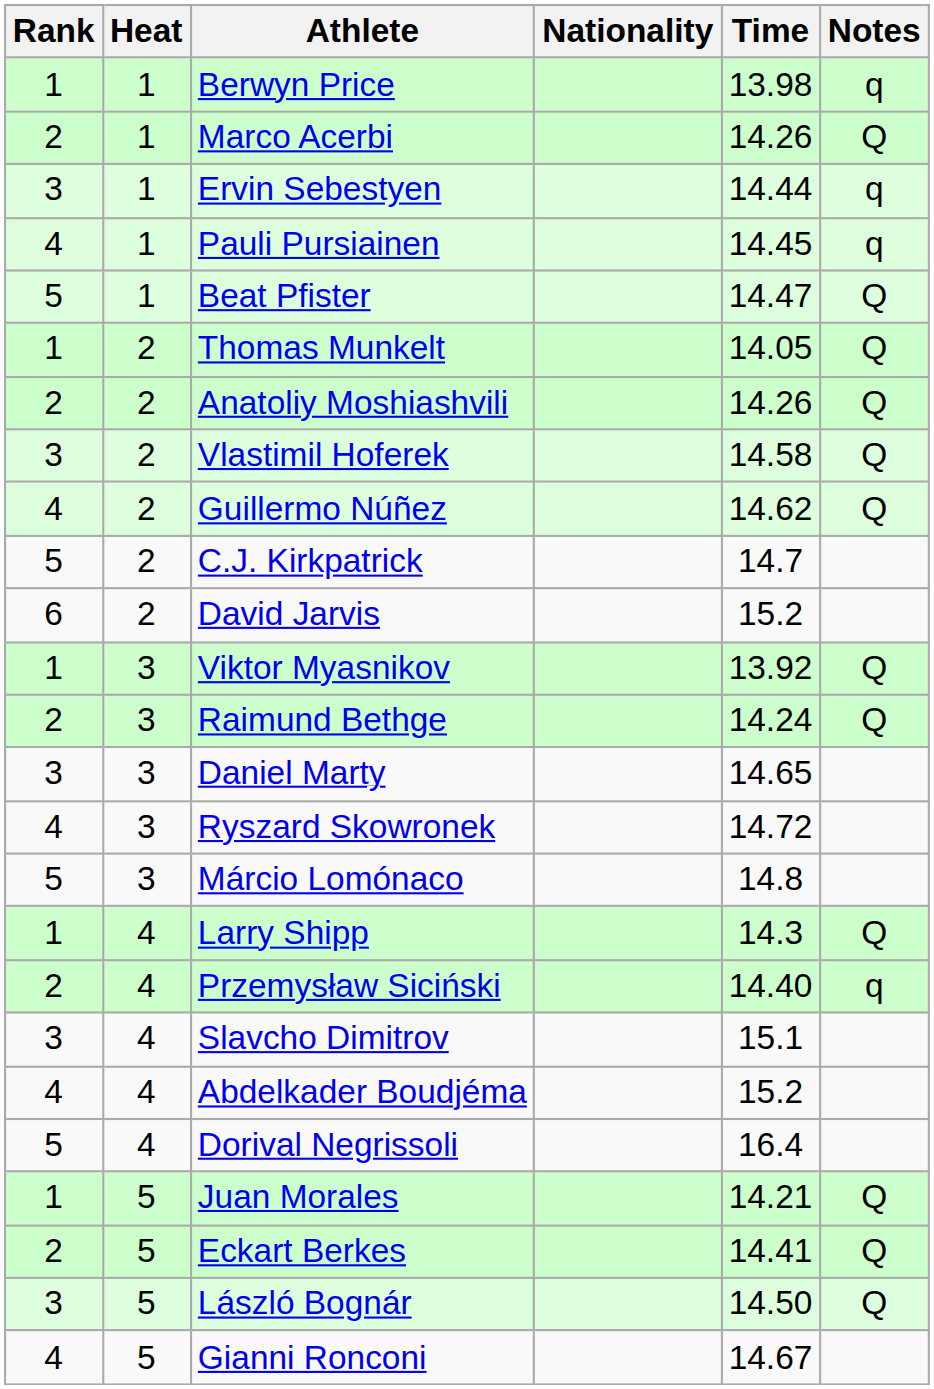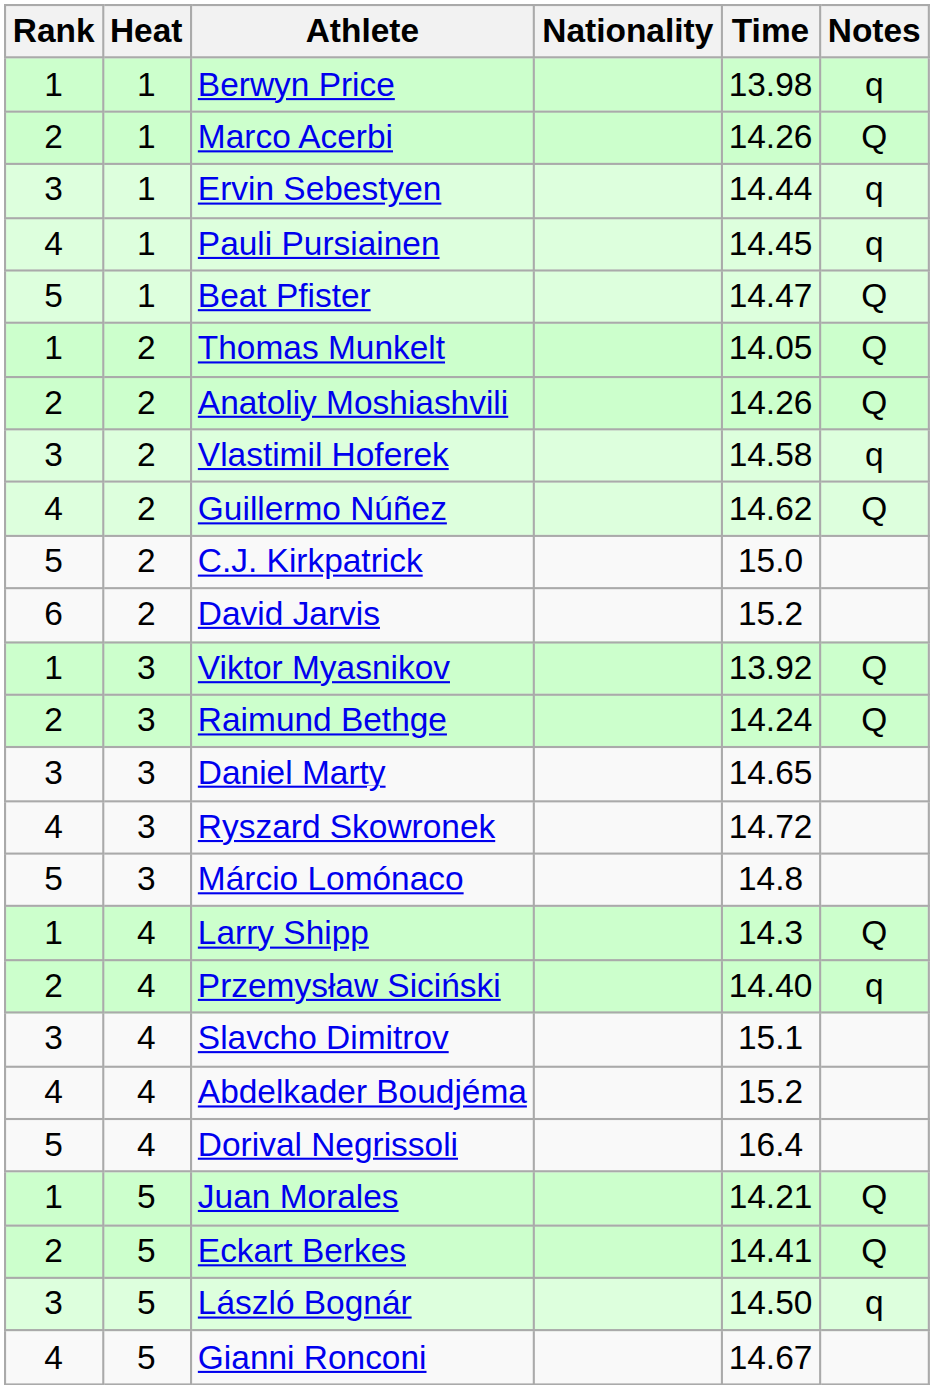(874, 455) Q -> (874, 455) q
(771, 561) 14.7 -> (771, 561) 15.0
(874, 1303) Q -> (874, 1303) q
